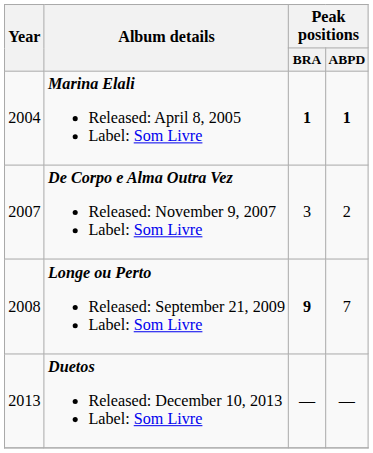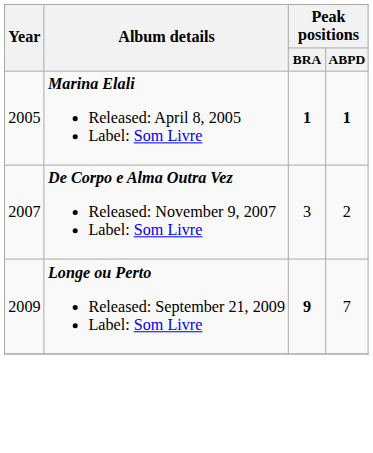(24, 117) 2004 -> (24, 117) 2005
(24, 306) 2008 -> (24, 306) 2009
- row: (166, 393)
